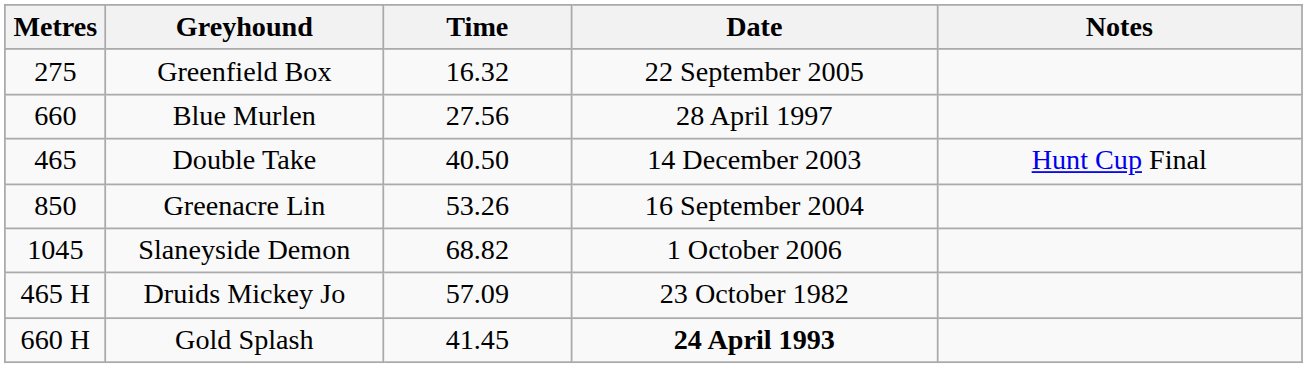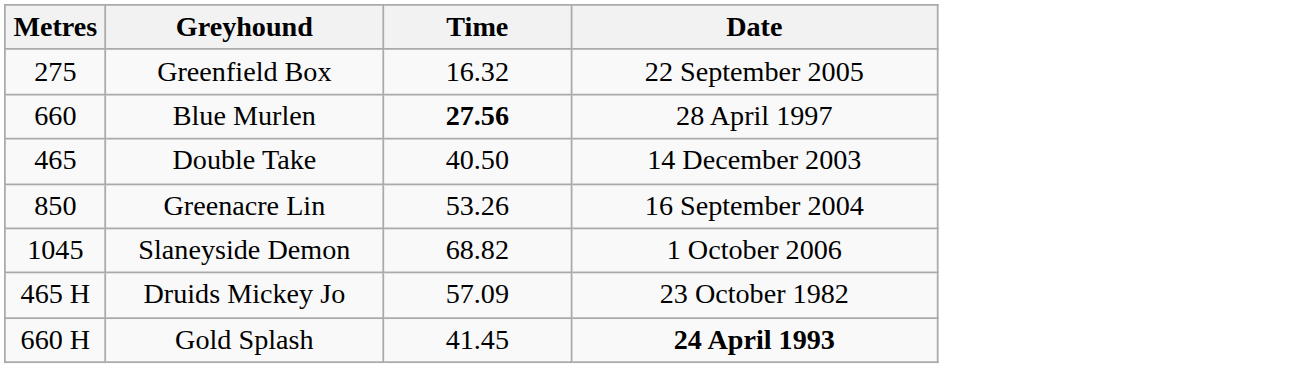- column: (1119, 26)
(477, 116) normal -> (477, 116) bold
